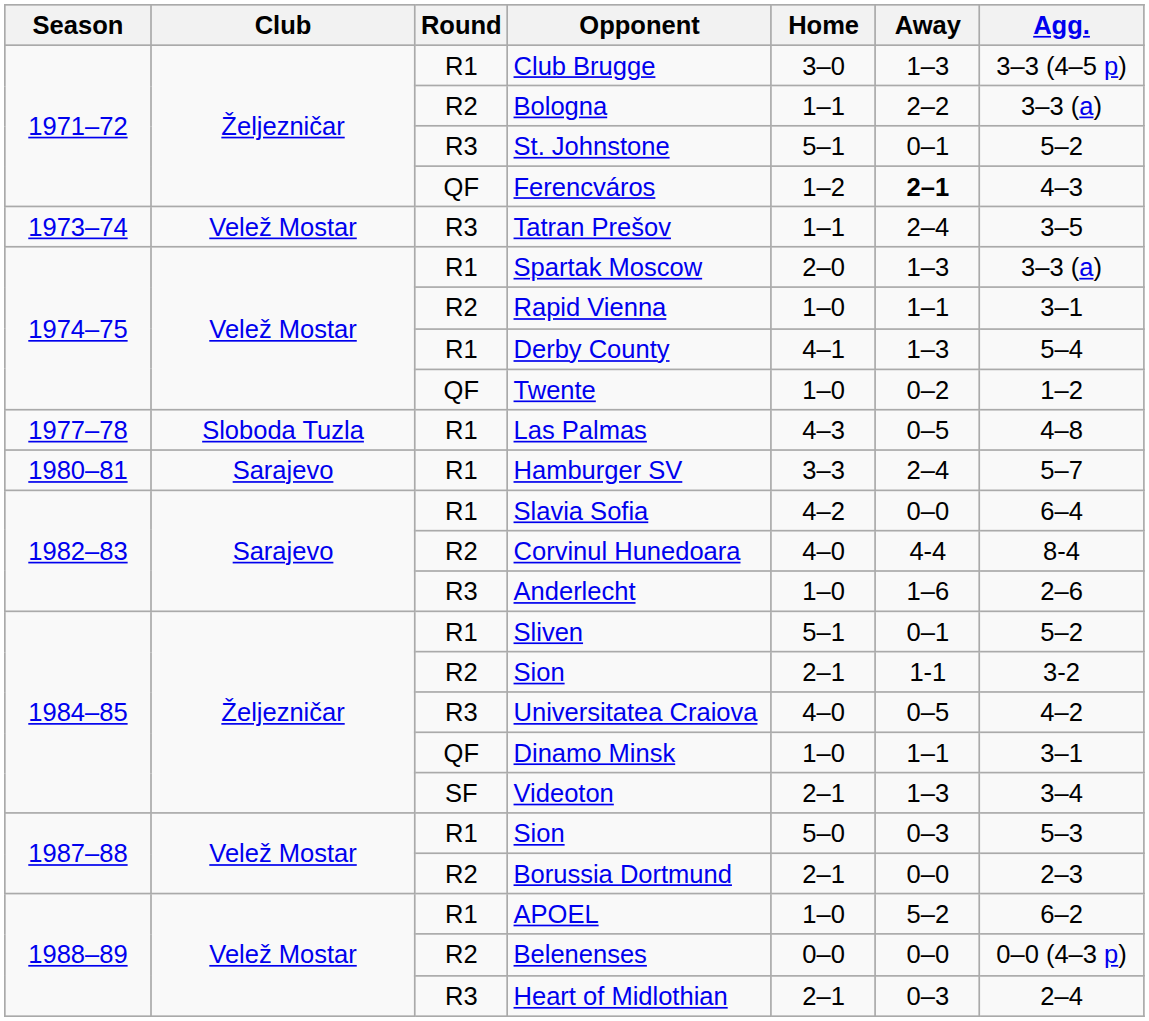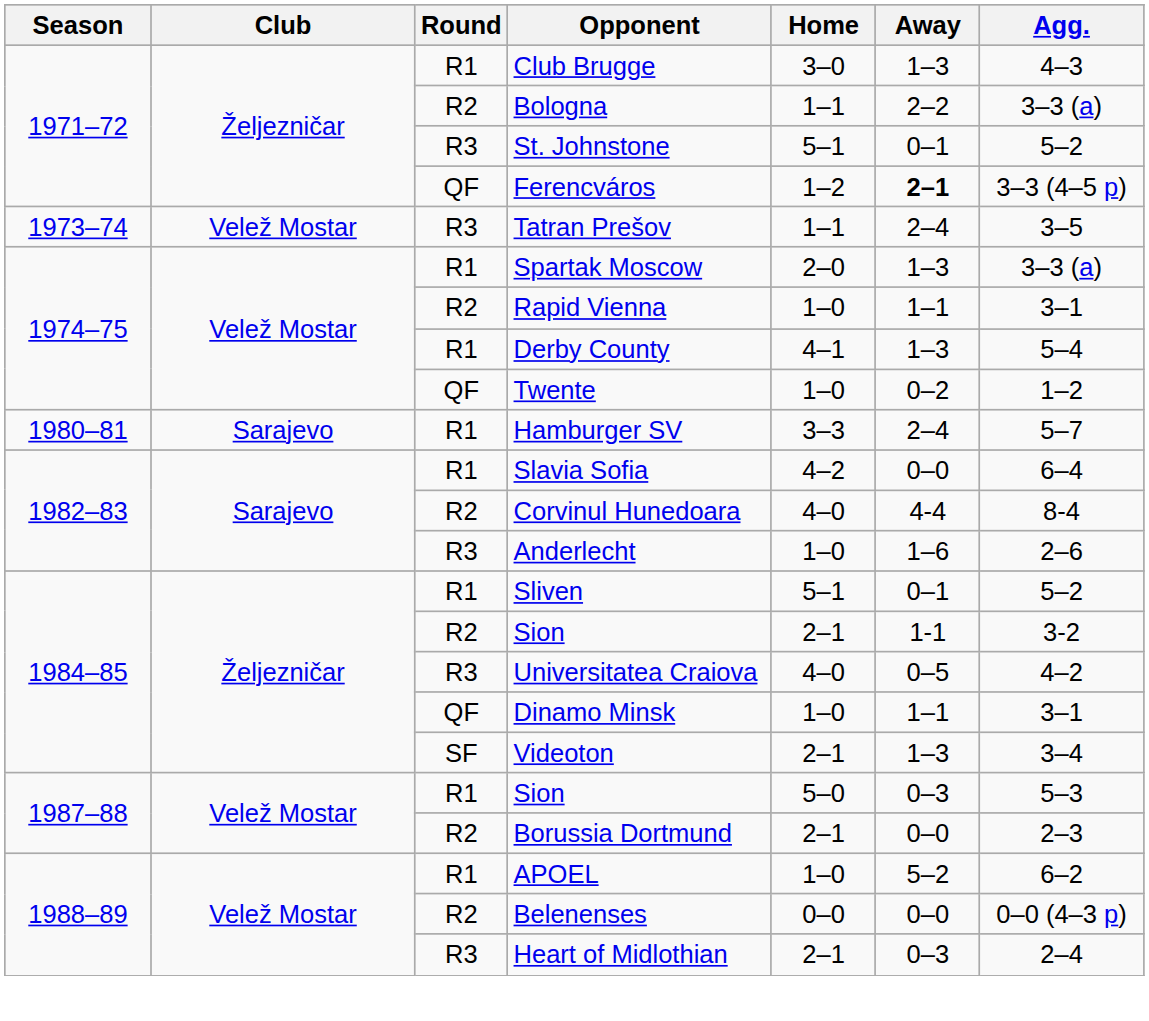(1062, 66) 3–3 (4–5 p) -> (1062, 66) 4–3
(1062, 187) 4–3 -> (1062, 187) 3–3 (4–5 p)
- row: (78, 429)
